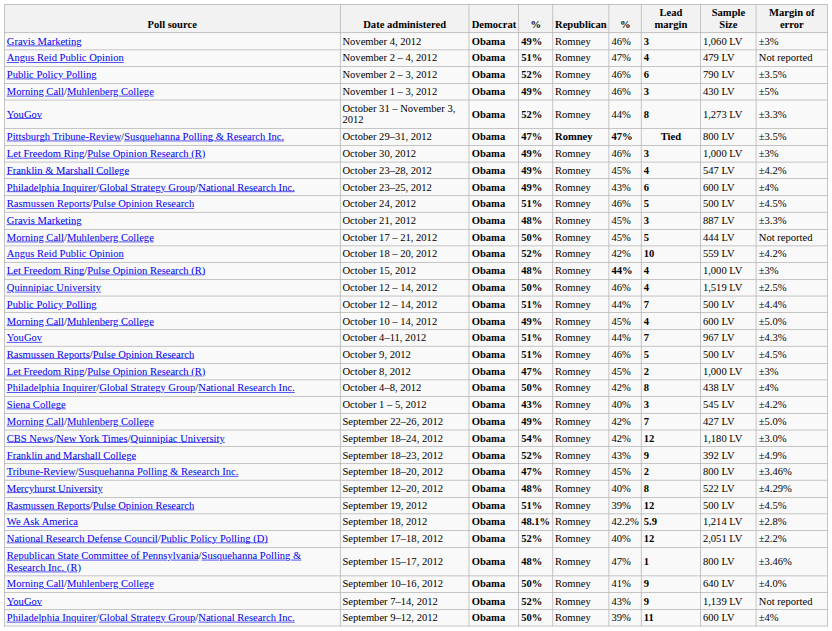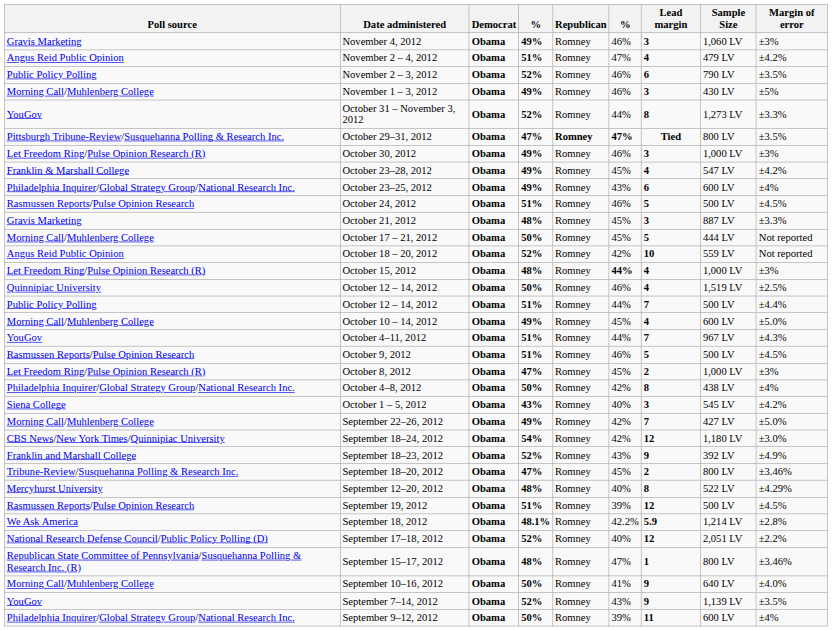(786, 58) Not reported -> (773, 58) ±4.2%
(773, 254) ±4.2% -> (786, 254) Not reported
(786, 601) Not reported -> (773, 601) ±3.5%
